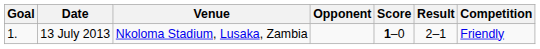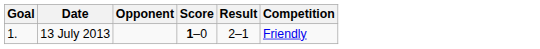- column: (212, 14)
